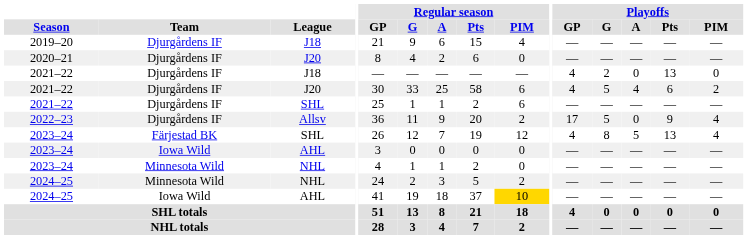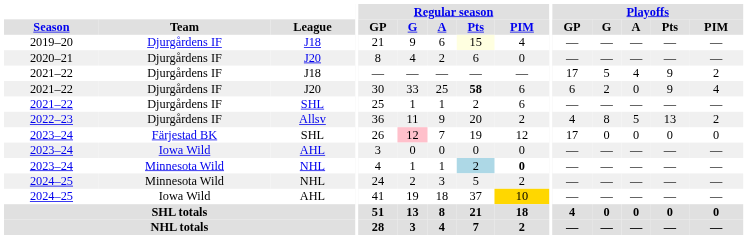(476, 42) no background -> (476, 42) lightyellow background
(572, 73) 4 -> (572, 73) 17
(607, 73) 2 -> (607, 73) 5
(636, 73) 0 -> (636, 73) 4
(670, 73) 13 -> (670, 73) 9
(716, 73) 0 -> (716, 73) 2
(476, 88) normal -> (476, 88) bold
(572, 88) 4 -> (572, 88) 6
(607, 88) 5 -> (607, 88) 2
(636, 88) 4 -> (636, 88) 0
(670, 88) 6 -> (670, 88) 9
(716, 88) 2 -> (716, 88) 4
(572, 119) 17 -> (572, 119) 4
(607, 119) 5 -> (607, 119) 8
(636, 119) 0 -> (636, 119) 5
(670, 119) 9 -> (670, 119) 13
(716, 119) 4 -> (716, 119) 2
(412, 135) no background -> (412, 135) pink background
(572, 135) 4 -> (572, 135) 17
(607, 135) 8 -> (607, 135) 0
(636, 135) 5 -> (636, 135) 0
(670, 135) 13 -> (670, 135) 0
(716, 135) 4 -> (716, 135) 0
(476, 165) no background -> (476, 165) lightblue background
(522, 165) normal -> (522, 165) bold
